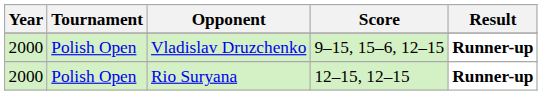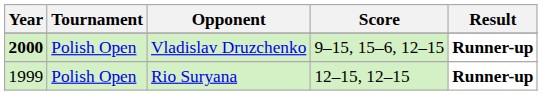(26, 47) normal -> (26, 47) bold
(26, 76) 2000 -> (26, 76) 1999
